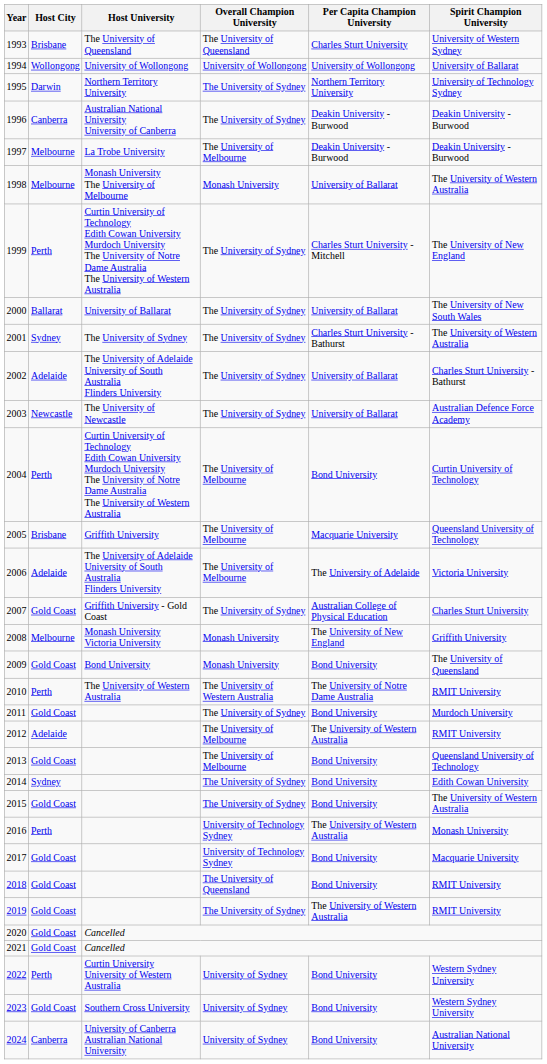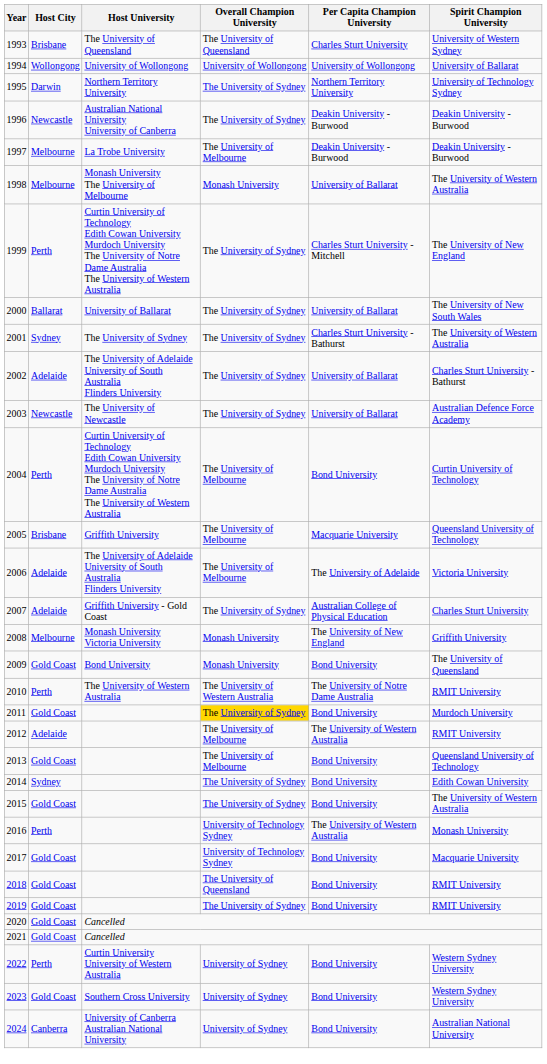(49, 119) Canberra -> (52, 119) Newcastle
(53, 611) Gold Coast -> (49, 611) Adelaide
(254, 713) no background -> (254, 713) gold background
(364, 911) The University of Western Australia -> (344, 905) Bond University
